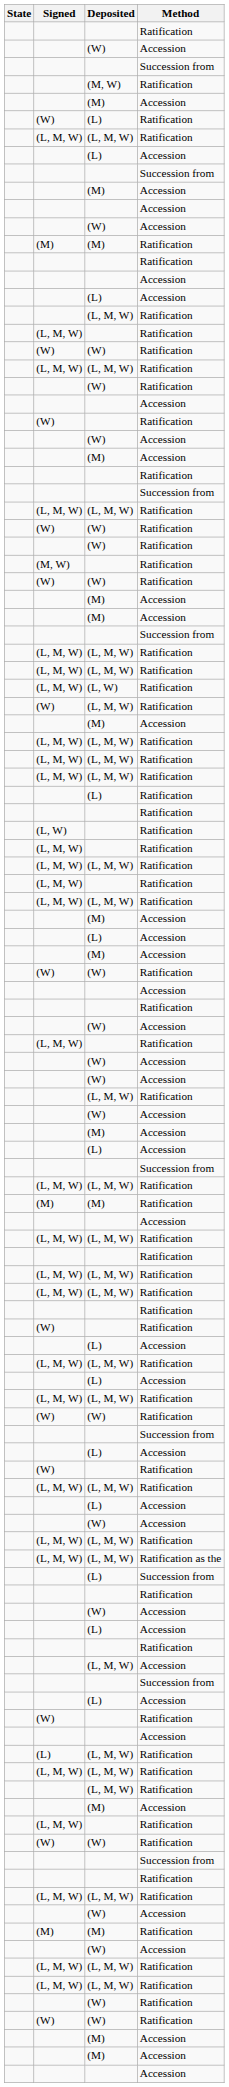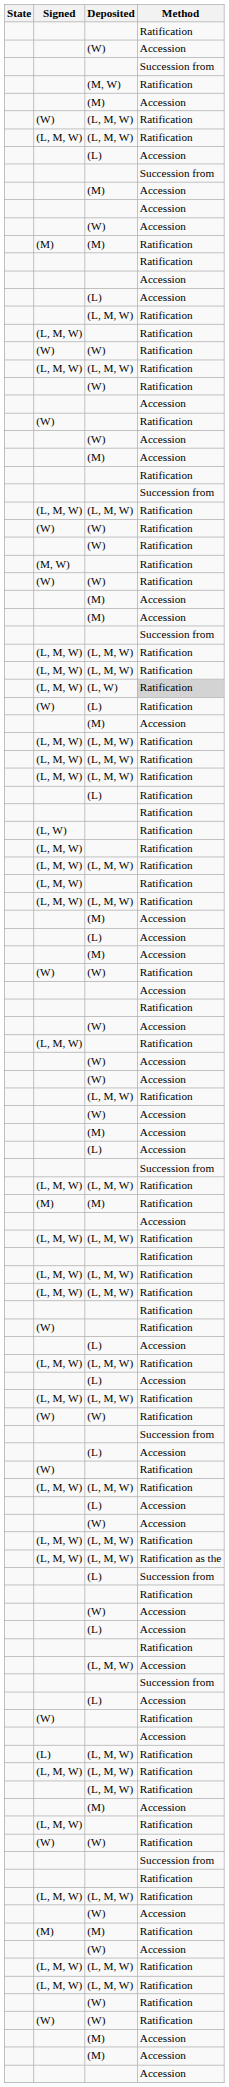rows swapped: (45, 706) <-> (45, 119)
(166, 688) no background -> (166, 688) lightgrey background
